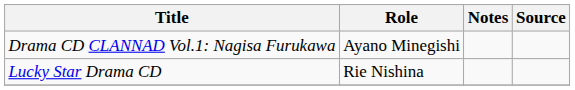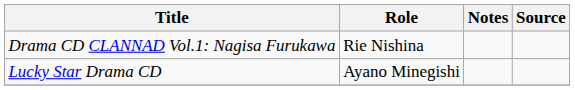(402, 44) Ayano Minegishi -> (384, 44) Rie Nishina
(384, 71) Rie Nishina -> (402, 71) Ayano Minegishi
